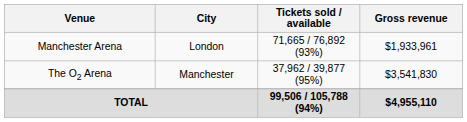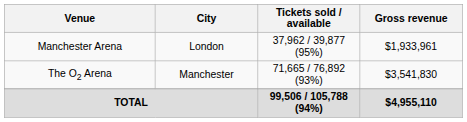(309, 46) 71,665 / 76,892 (93%) -> (309, 46) 37,962 / 39,877 (95%)
(309, 74) 37,962 / 39,877 (95%) -> (309, 74) 71,665 / 76,892 (93%)
